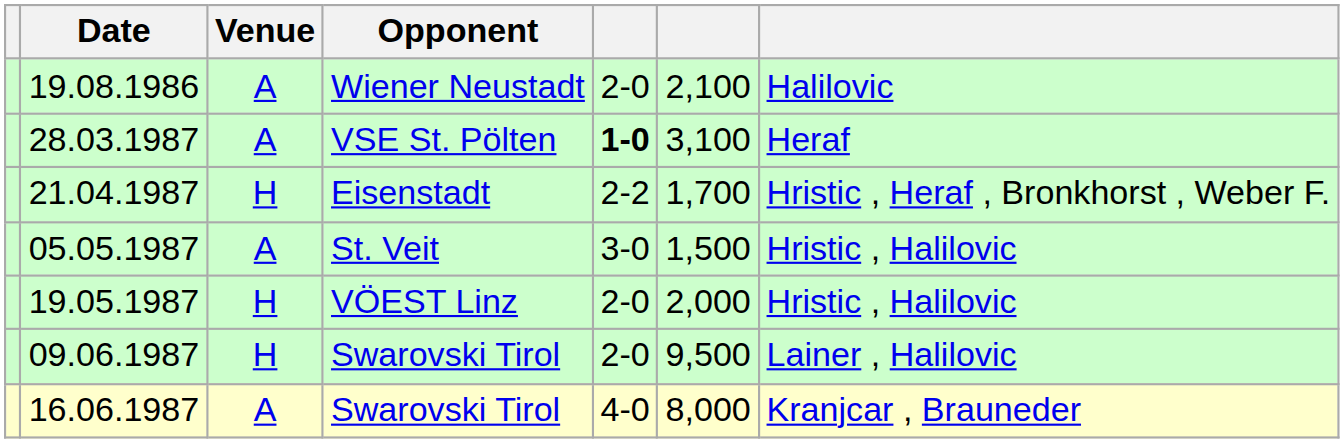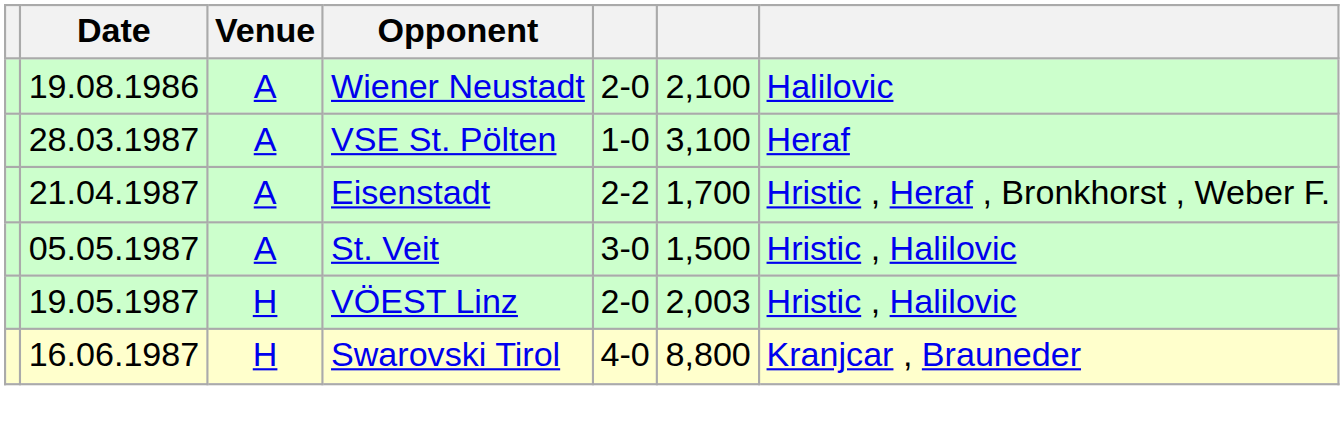(625, 139) bold -> (625, 139) normal
(265, 193) H -> (265, 193) A
(708, 301) 2,000 -> (708, 301) 2,003
- row: (114, 355)
(265, 409) A -> (265, 355) H
(708, 409) 8,000 -> (708, 355) 8,800
